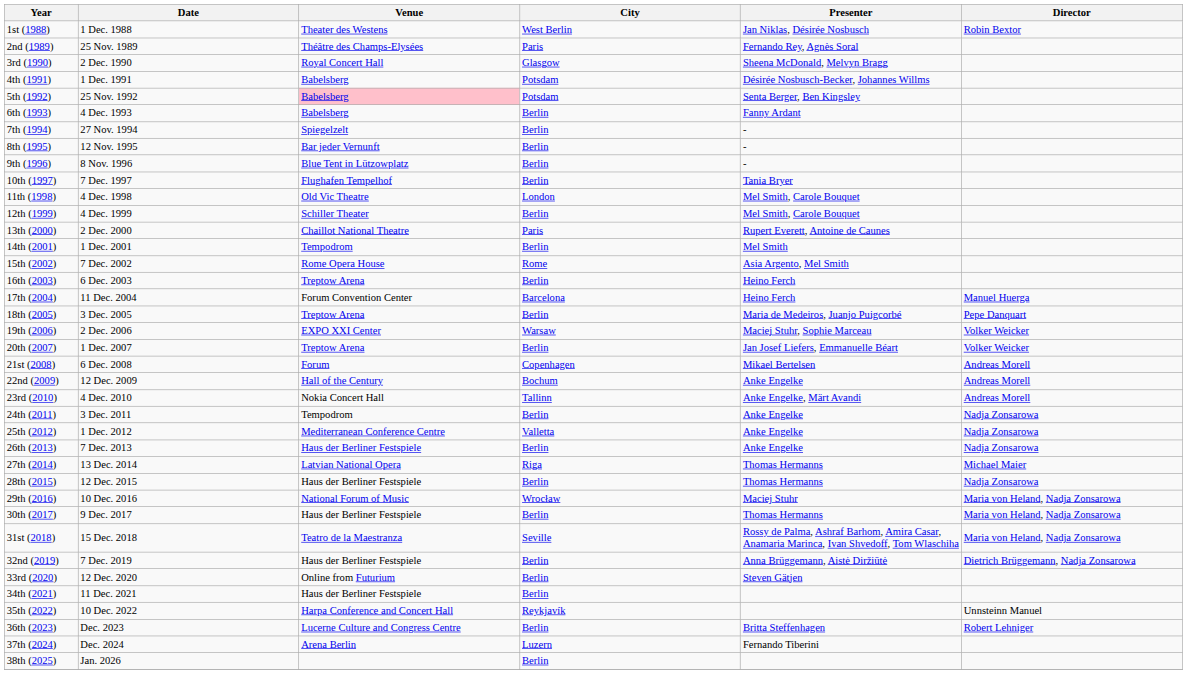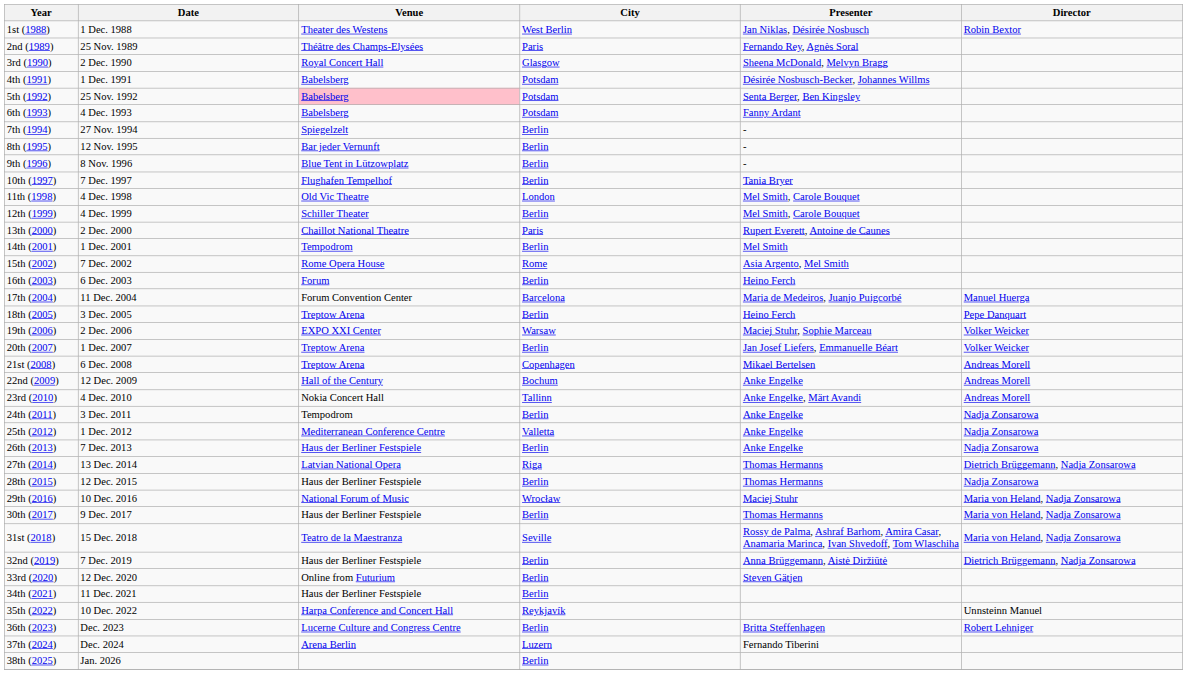(535, 113) Berlin -> (540, 113) Potsdam
(333, 280) Treptow Arena -> (315, 280) Forum
(769, 297) Heino Ferch -> (822, 297) Maria de Medeiros, Juanjo Puigcorbé
(822, 314) Maria de Medeiros, Juanjo Puigcorbé -> (769, 314) Heino Ferch
(315, 364) Forum -> (333, 364) Treptow Arena
(995, 465) Michael Maier -> (1050, 465) Dietrich Brüggemann, Nadja Zonsarowa
